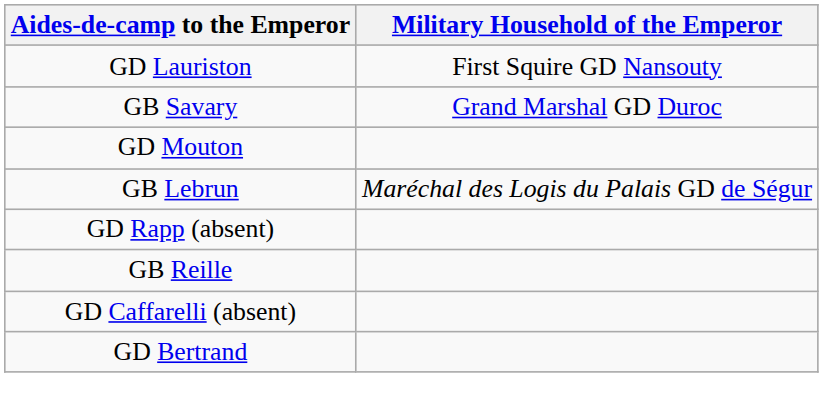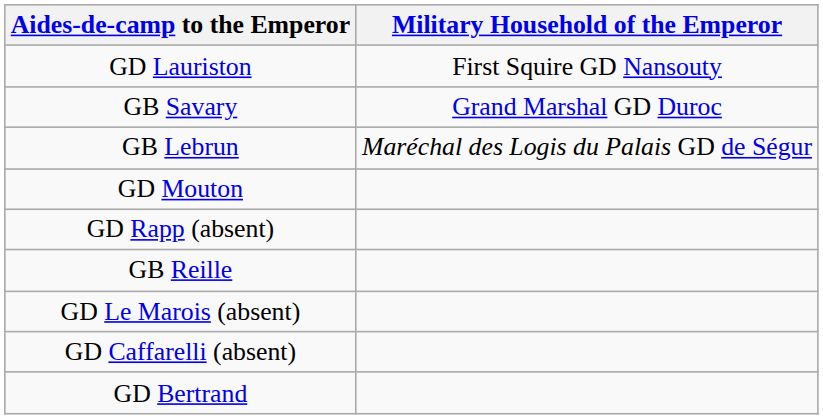rows swapped: (180, 188) <-> (180, 147)
+ row: (180, 310)
